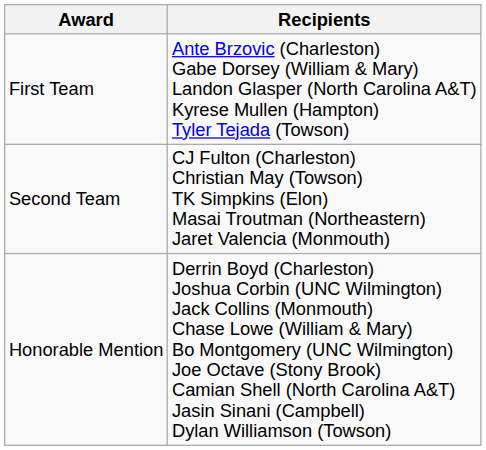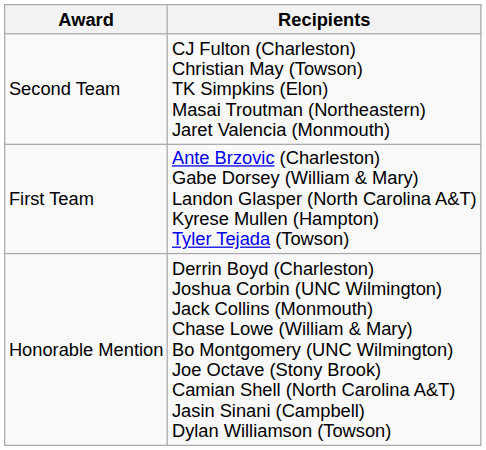rows swapped: (51, 89) <-> (65, 199)
